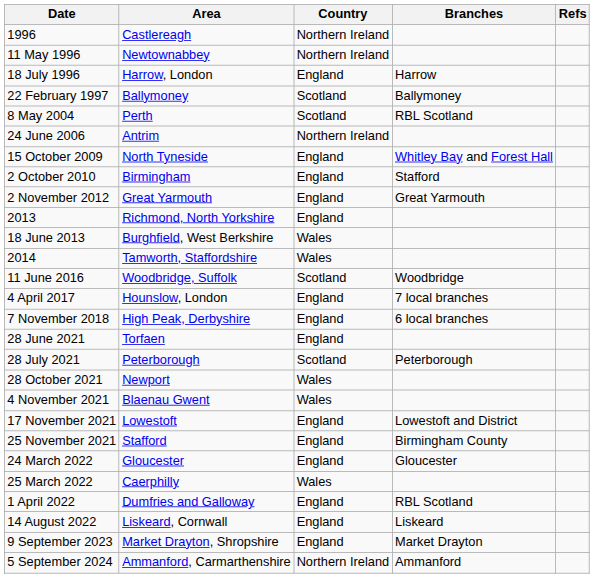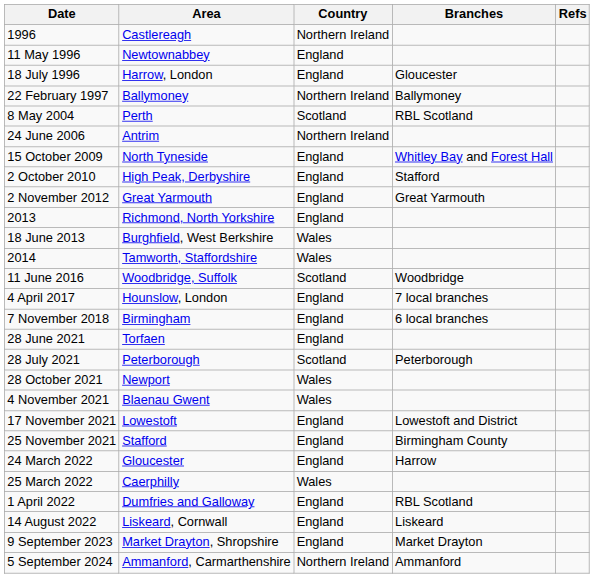(343, 55) Northern Ireland -> (320, 55) England
(416, 75) Harrow -> (426, 75) Gloucester
(322, 95) Scotland -> (343, 95) Northern Ireland
(156, 177) Birmingham -> (186, 177) High Peak, Derbyshire
(186, 319) High Peak, Derbyshire -> (156, 319) Birmingham
(426, 461) Gloucester -> (416, 461) Harrow
